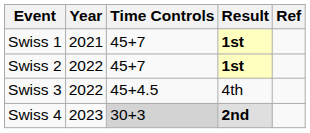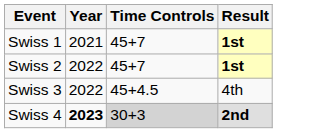- column: (289, 16)
(86, 115) normal -> (86, 115) bold
